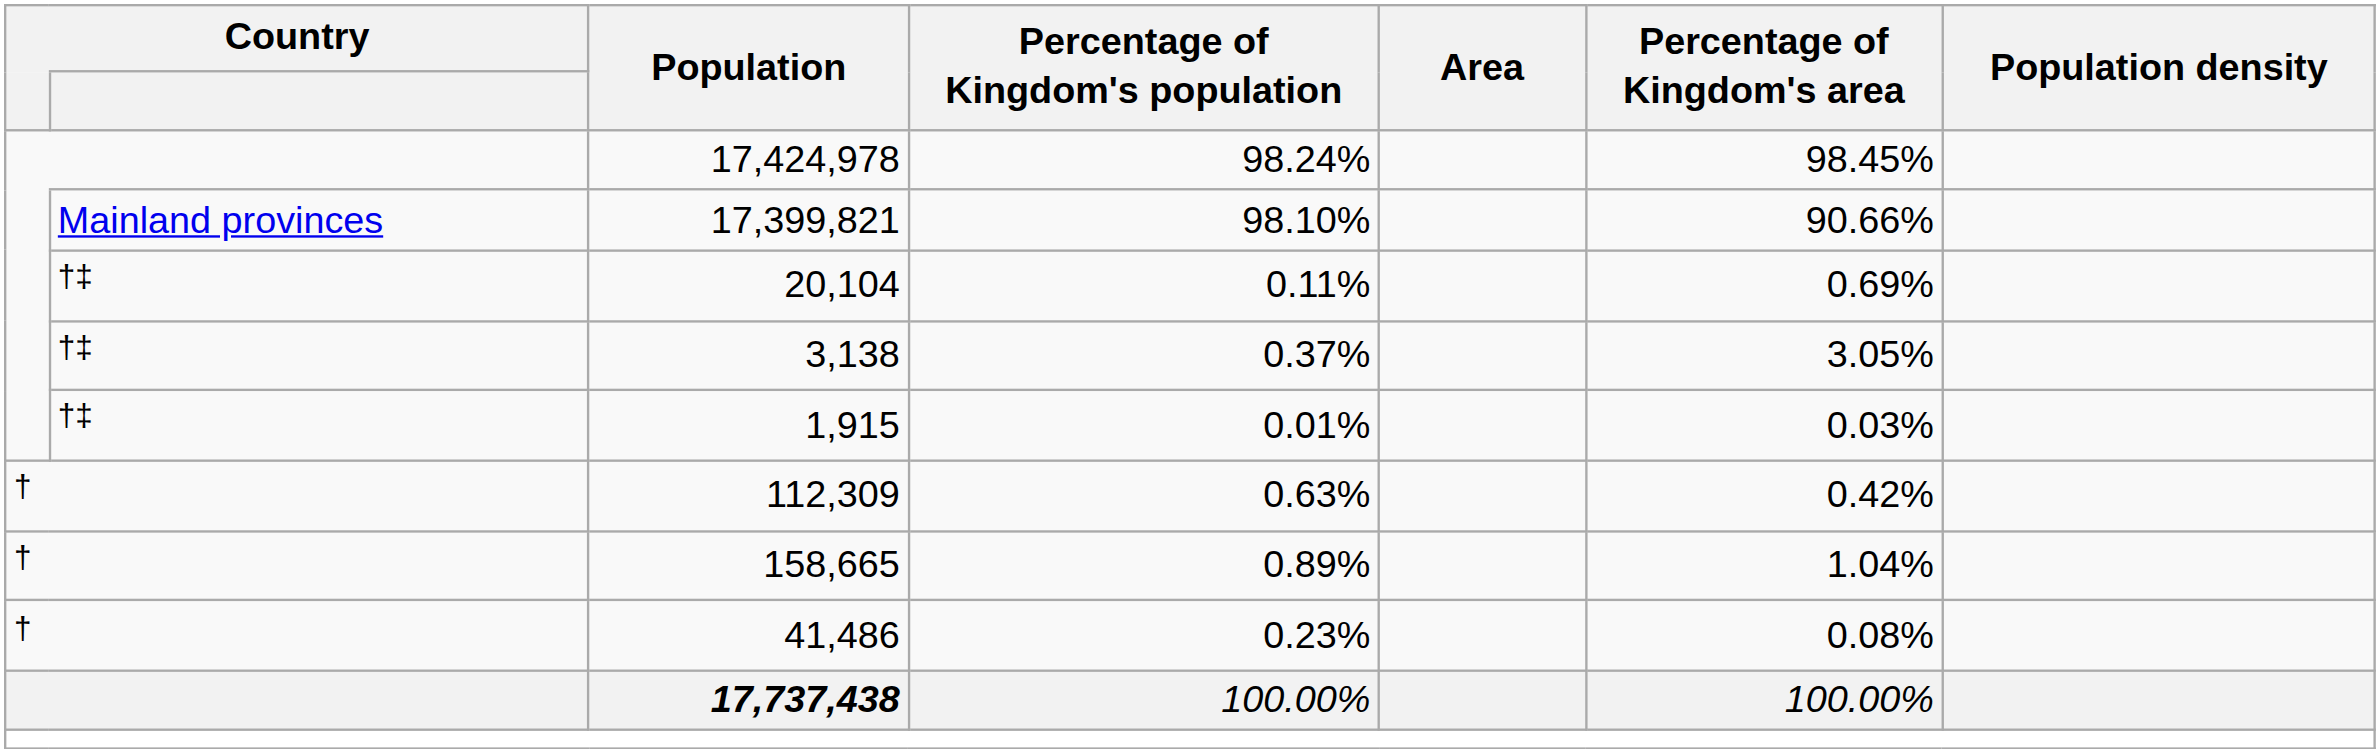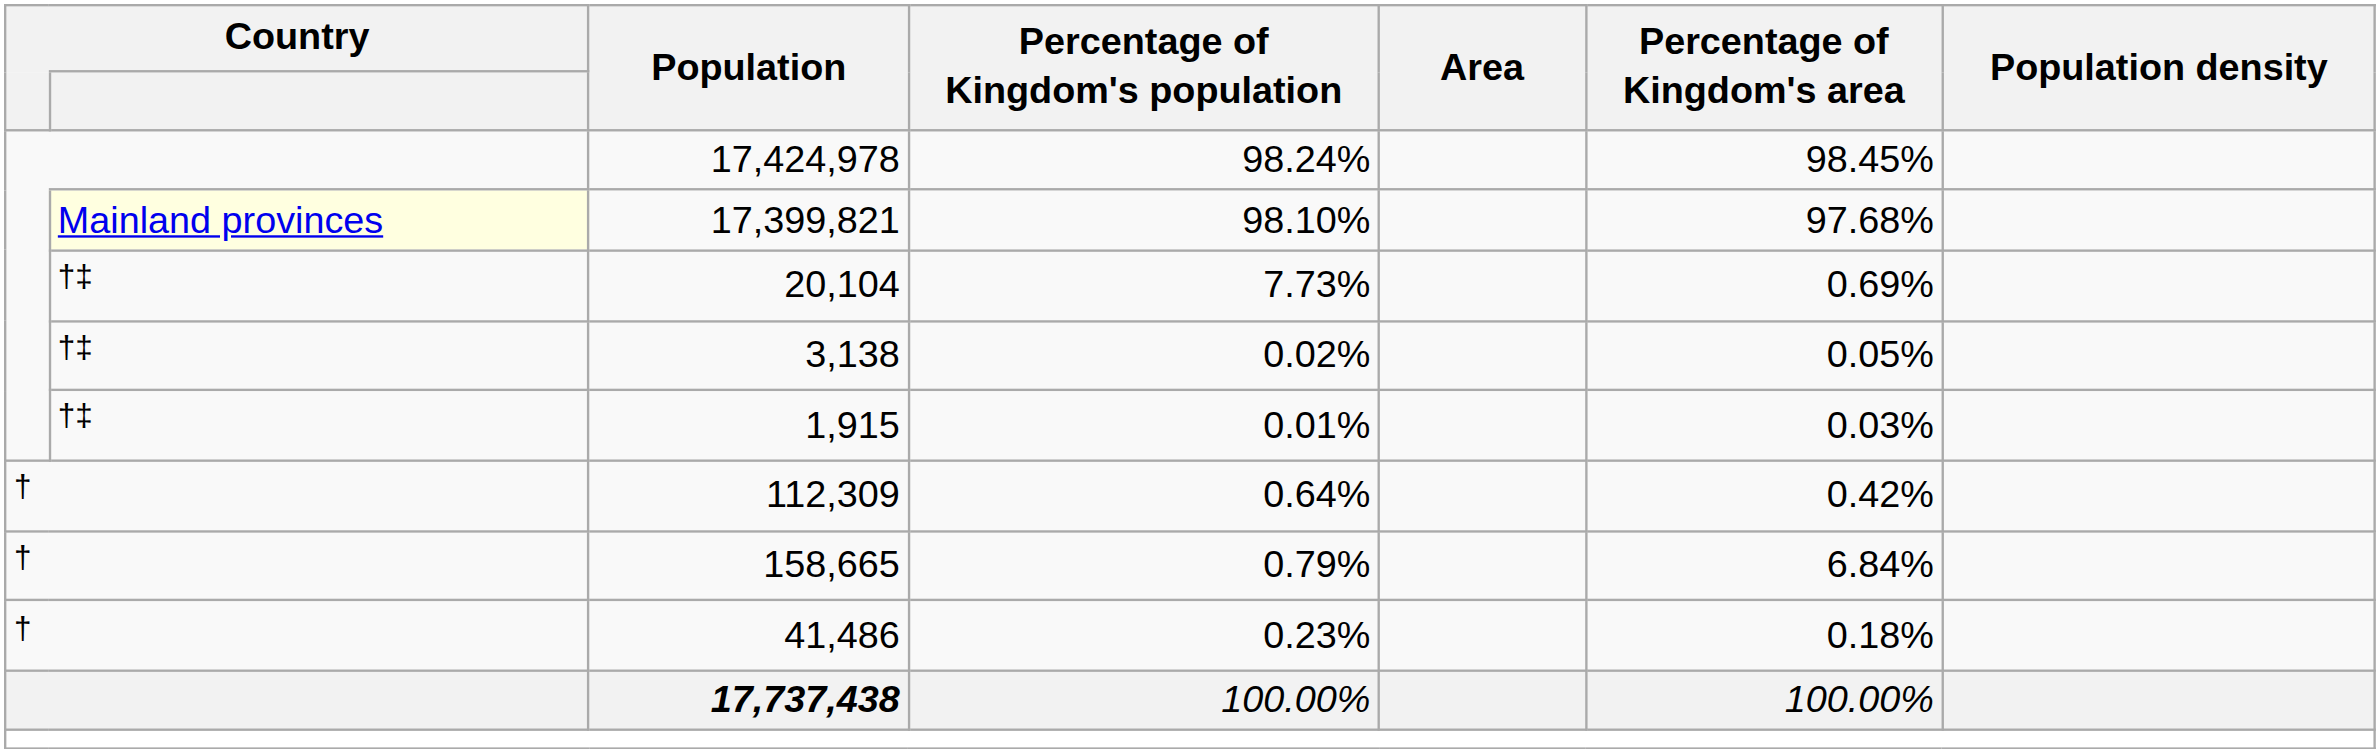(221, 219) no background -> (221, 219) lightyellow background
(1870, 219) 90.66% -> (1870, 219) 97.68%
(1318, 284) 0.11% -> (1317, 284) 7.73%
(1317, 354) 0.37% -> (1317, 354) 0.02%
(1880, 354) 3.05% -> (1880, 354) 0.05%
(1317, 494) 0.63% -> (1317, 494) 0.64%
(1317, 564) 0.89% -> (1317, 564) 0.79%
(1880, 564) 1.04% -> (1880, 564) 6.84%
(1880, 634) 0.08% -> (1880, 634) 0.18%
